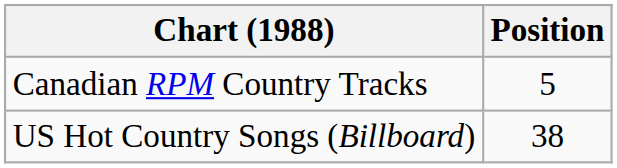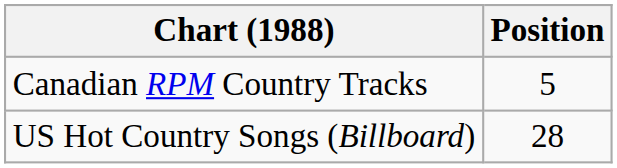(548, 135) 38 -> (548, 135) 28
